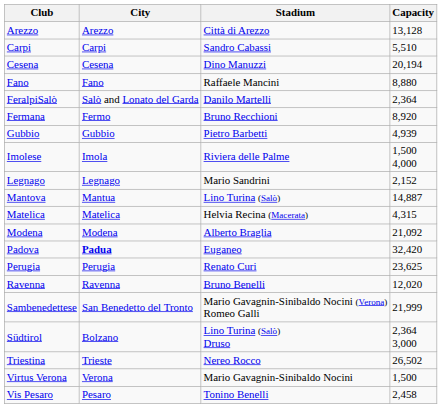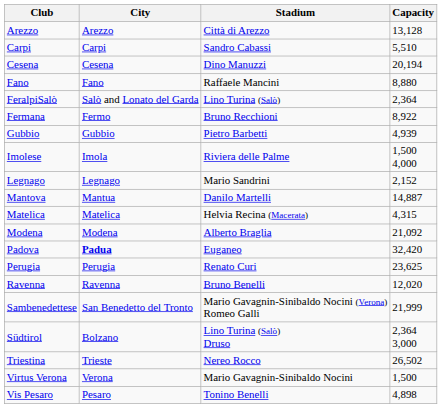(237, 99) Danilo Martelli -> (242, 99) Lino Turina (Salò)
(405, 116) 8,920 -> (405, 116) 8,922
(242, 197) Lino Turina (Salò) -> (237, 197) Danilo Martelli
(405, 394) 2,458 -> (405, 394) 4,898
